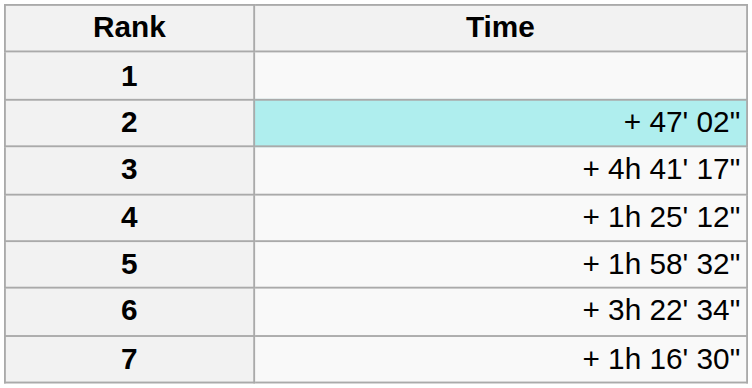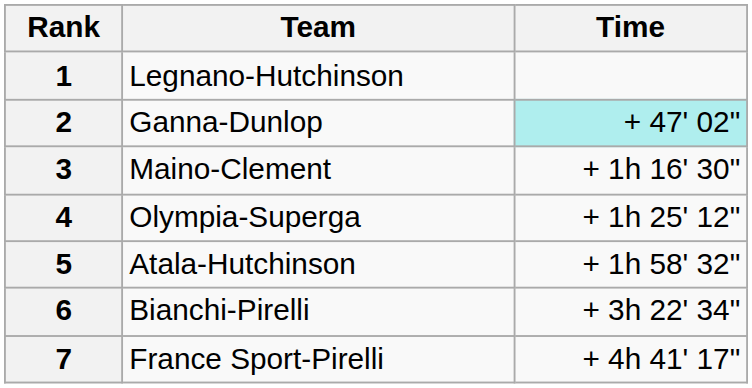+ column: (318, 28)
(661, 169) + 4h 41' 17" -> (661, 169) + 1h 16' 30"
(661, 358) + 1h 16' 30" -> (661, 358) + 4h 41' 17"
